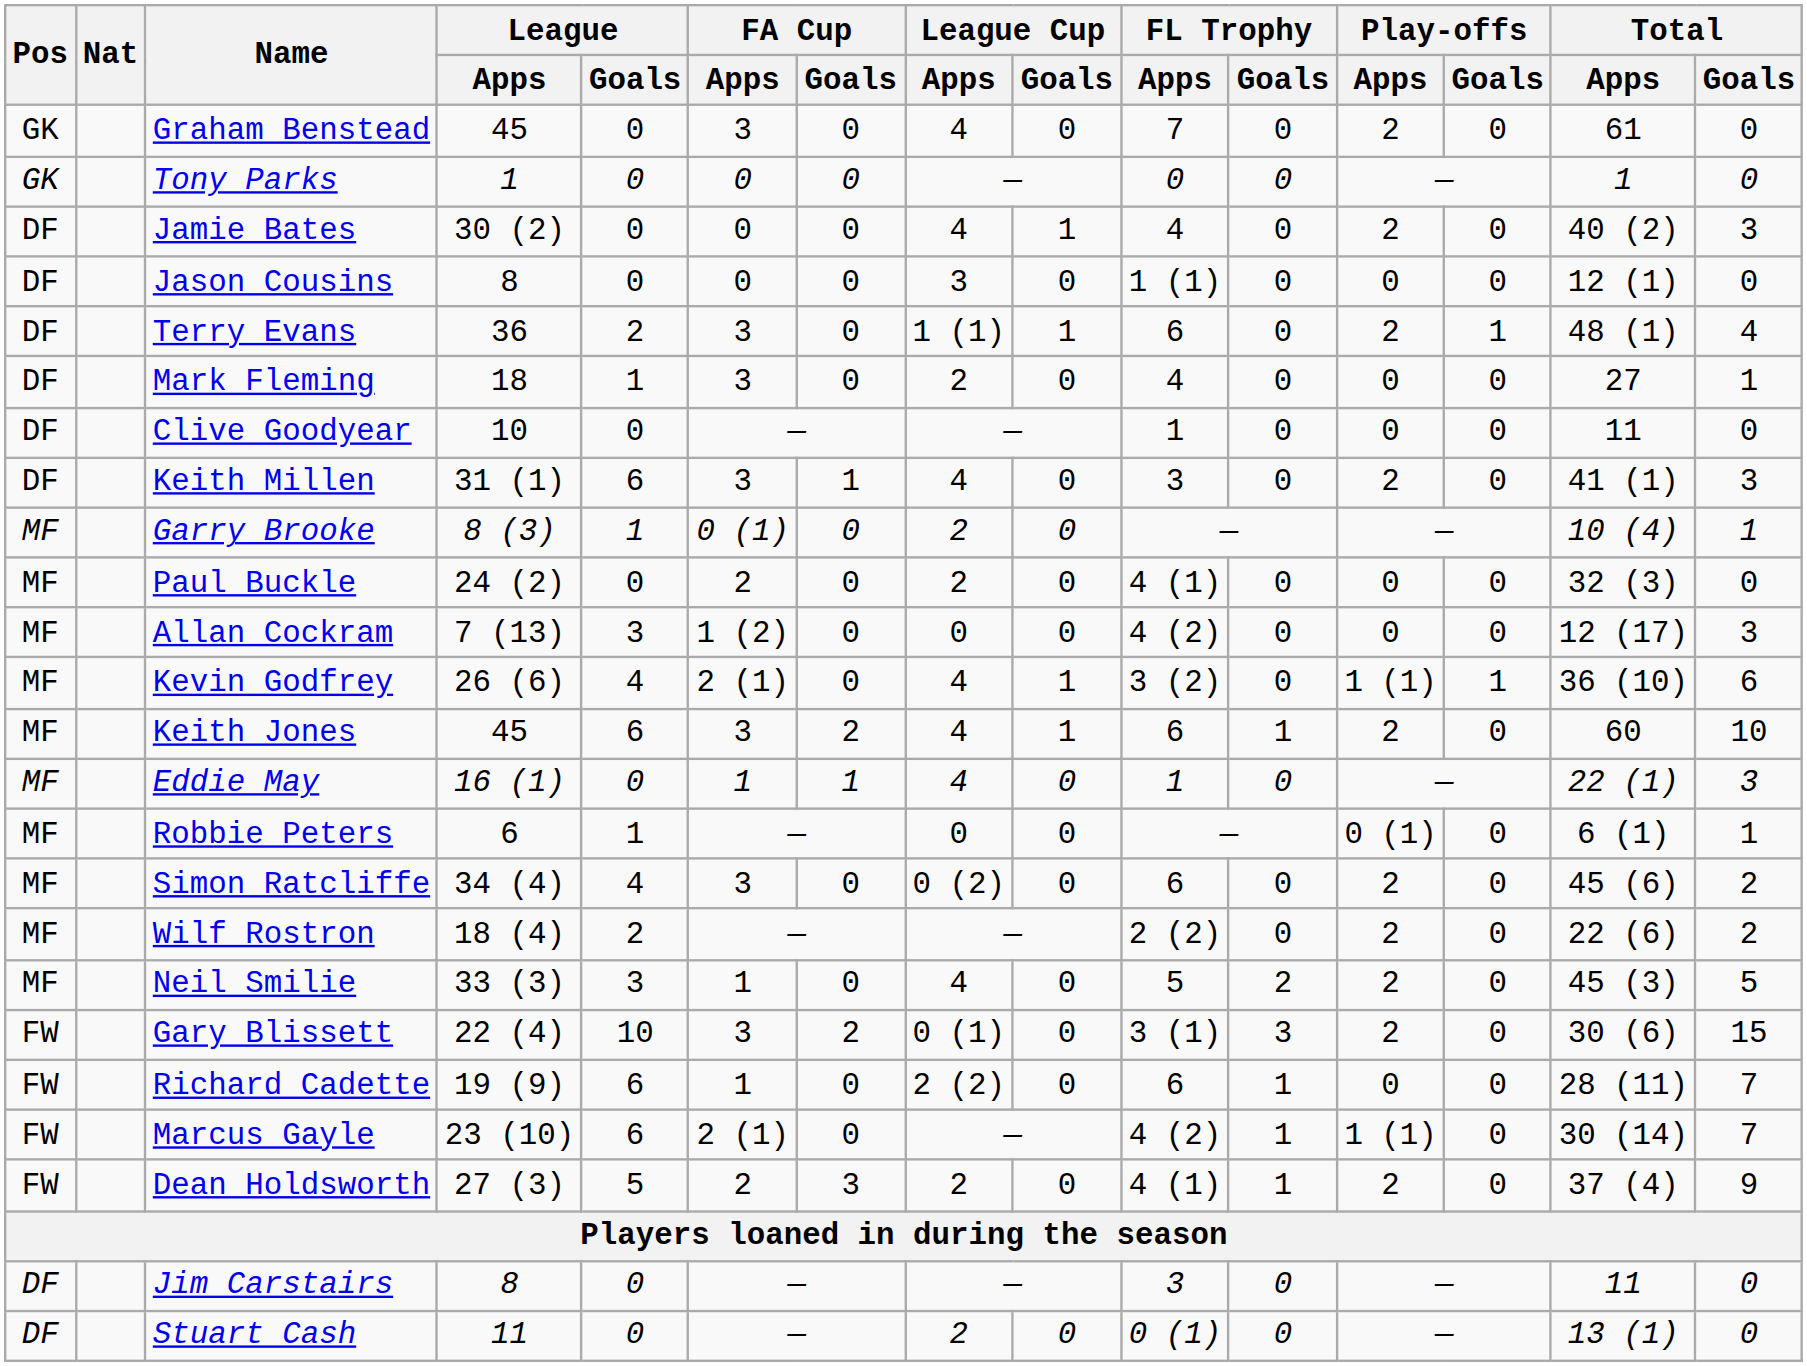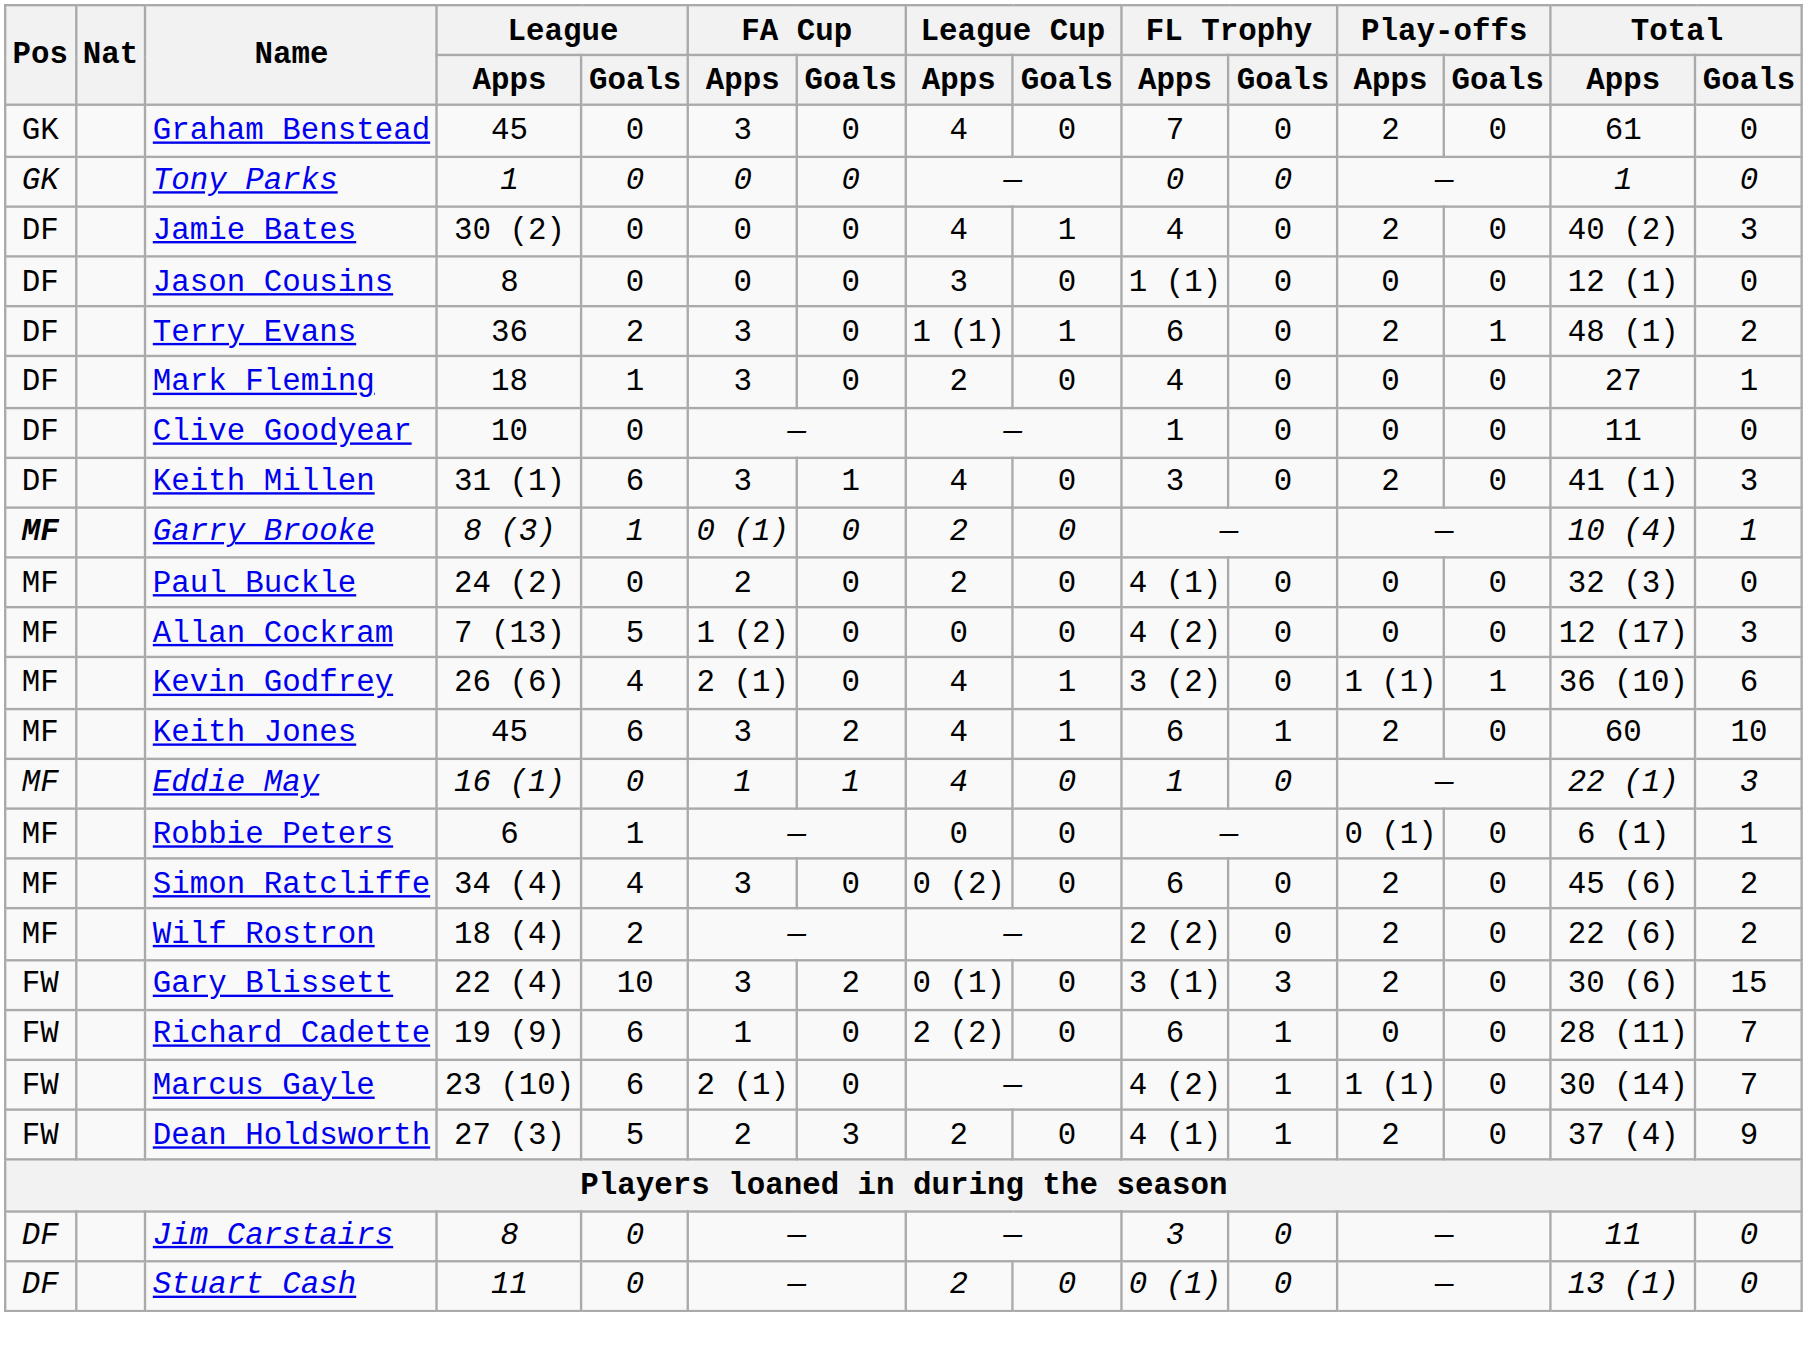(1749, 332) 4 -> (1749, 332) 2
(40, 532) normal -> (40, 532) bold
(635, 633) 3 -> (635, 633) 5
- row: (254, 984)
